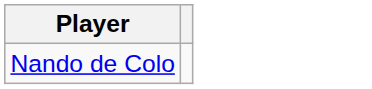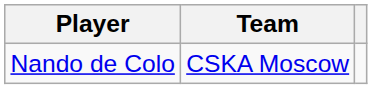+ column: (268, 24)
